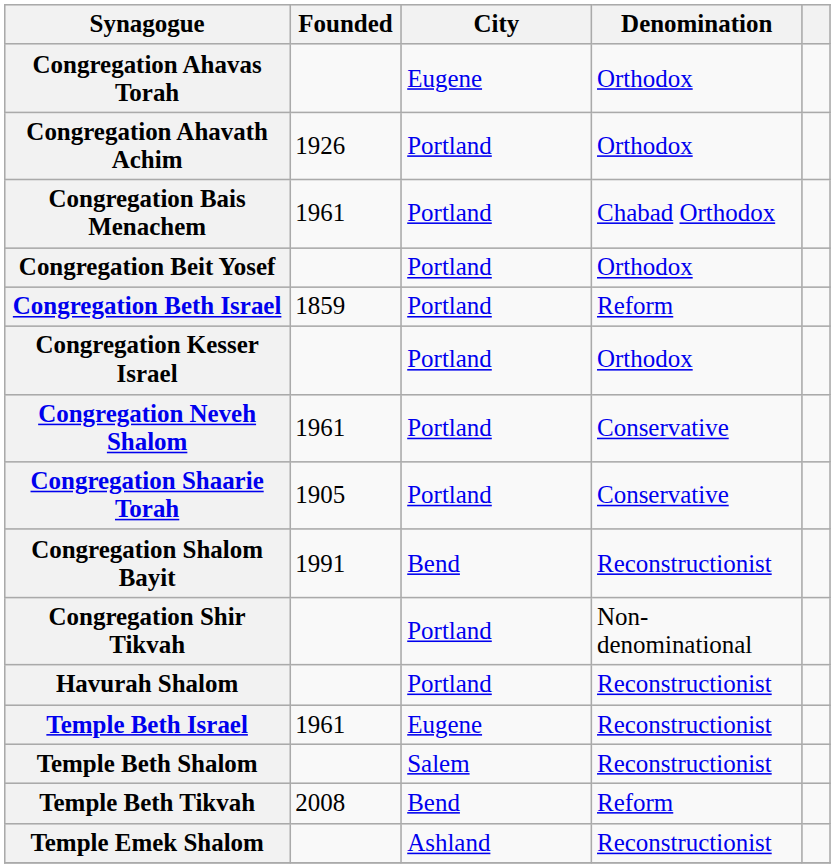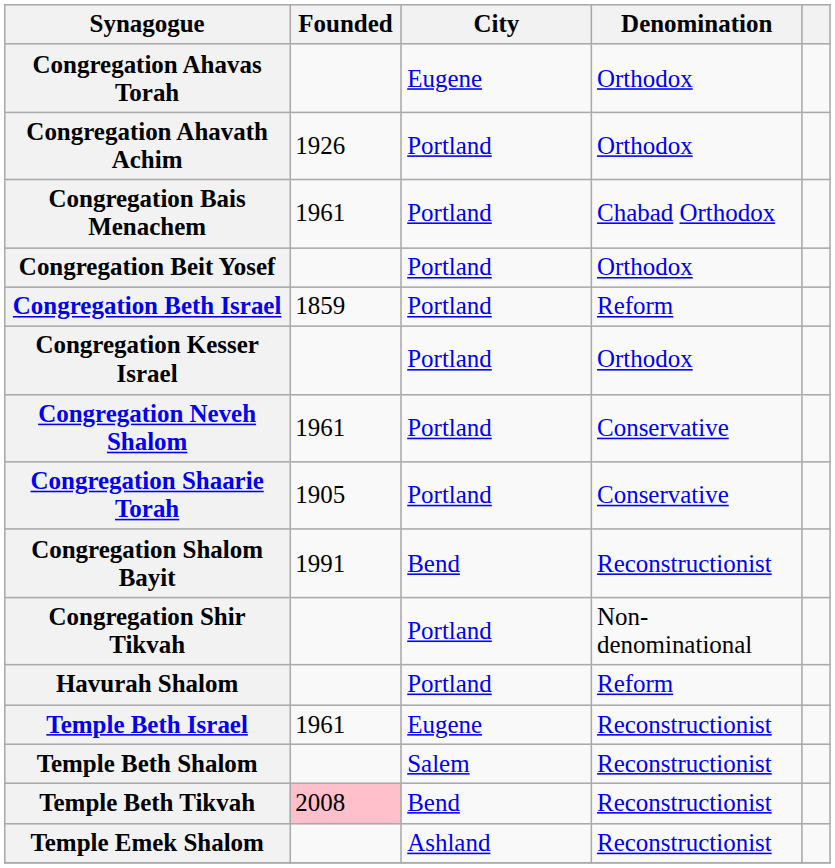(684, 684) Reconstructionist -> (635, 684) Reform
(320, 803) no background -> (320, 803) pink background
(635, 803) Reform -> (684, 803) Reconstructionist
